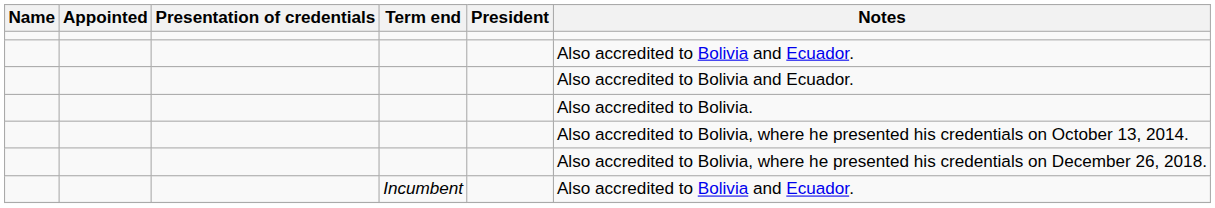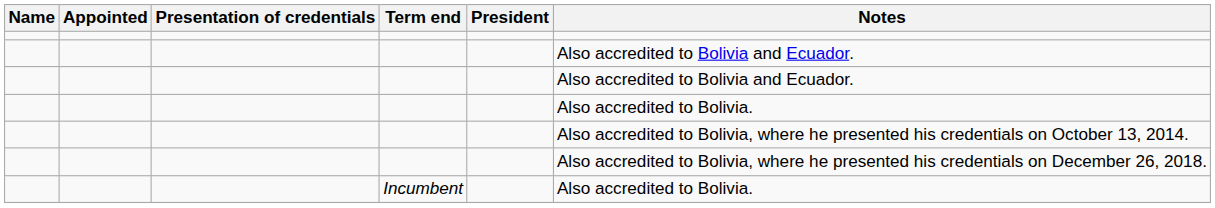(705, 188) Also accredited to Bolivia and Ecuador. -> (655, 188) Also accredited to Bolivia.
